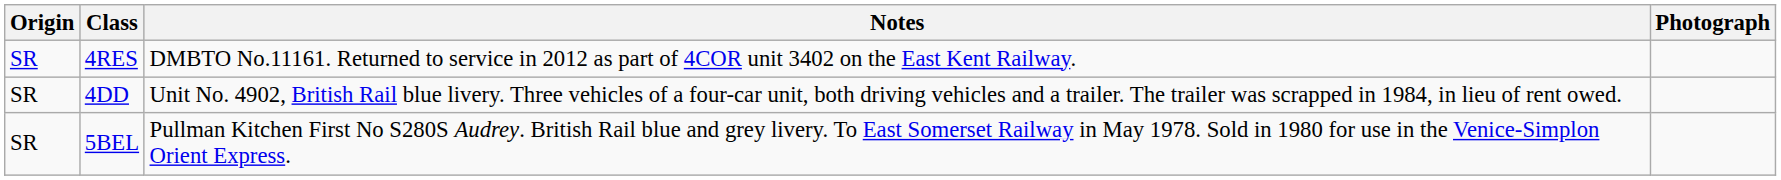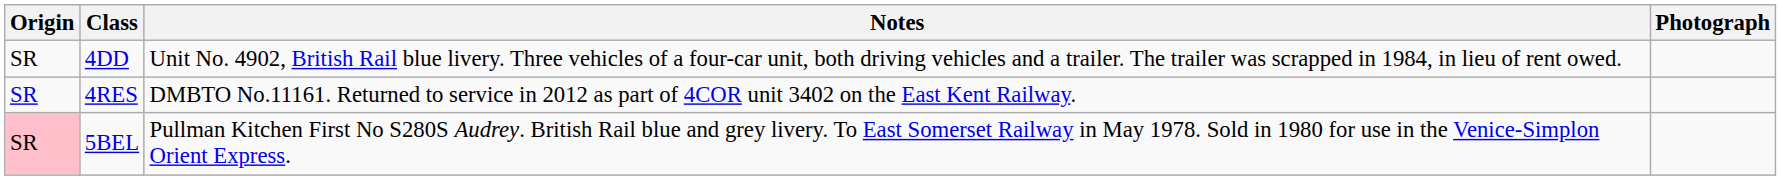rows swapped: (111, 58) <-> (107, 94)
(24, 143) no background -> (24, 143) pink background
